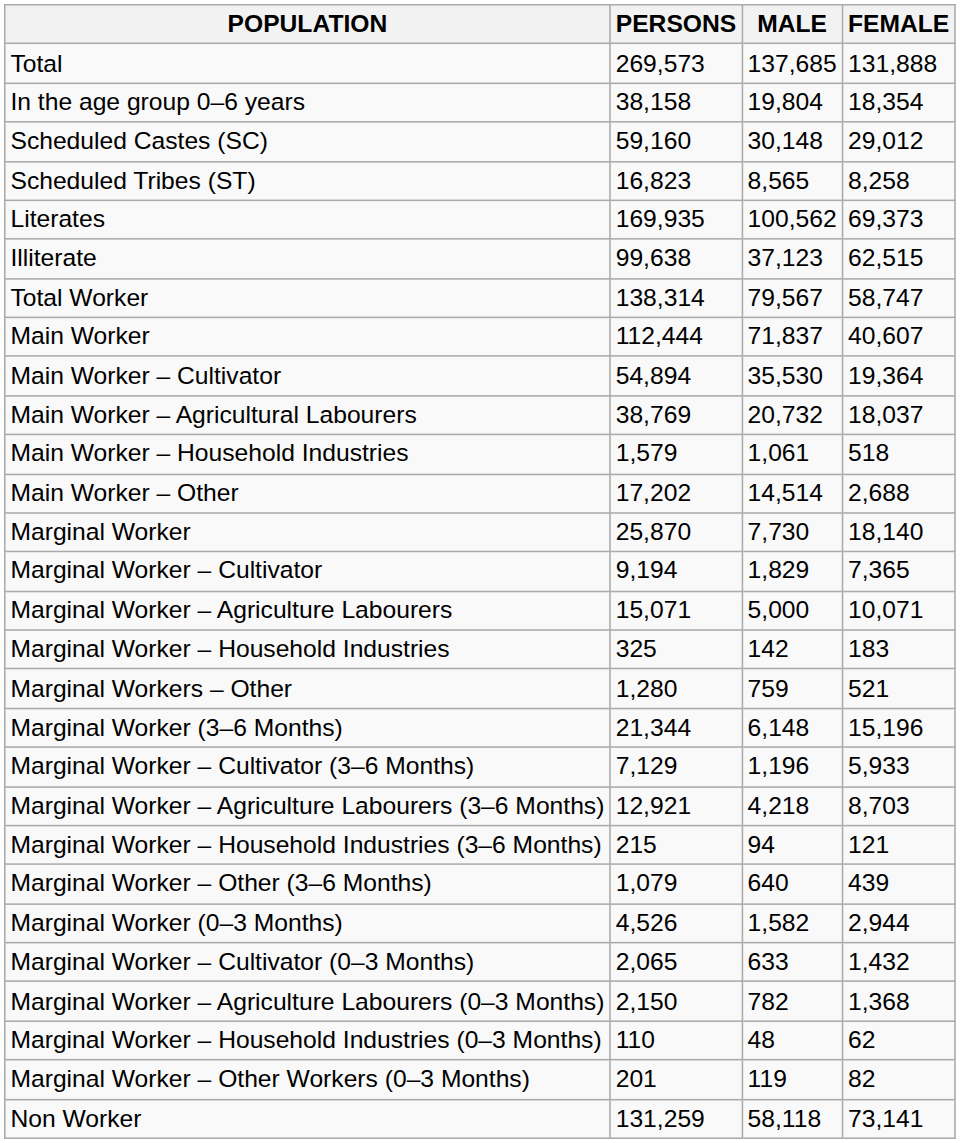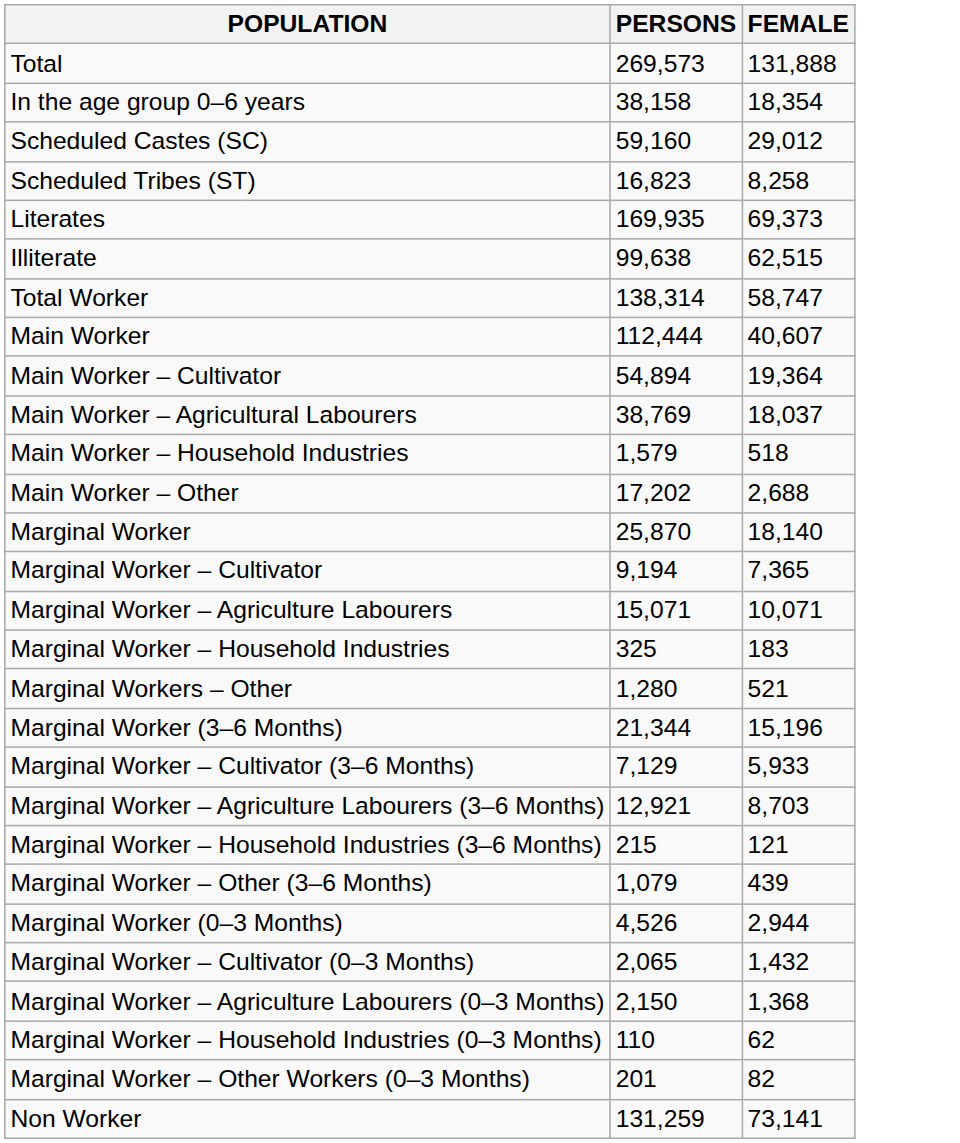- column: (792, 24)
